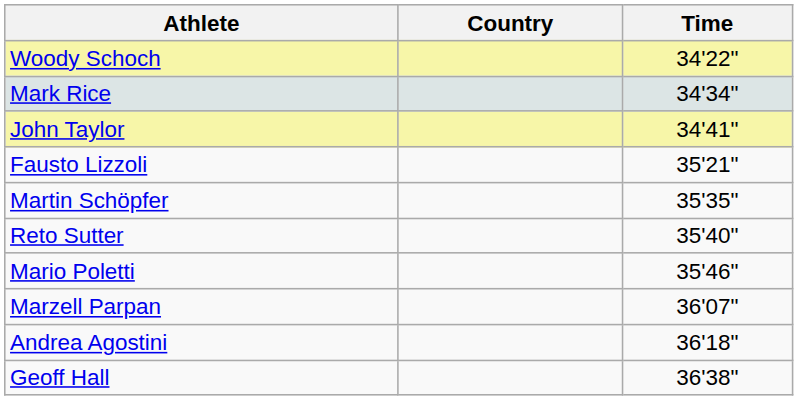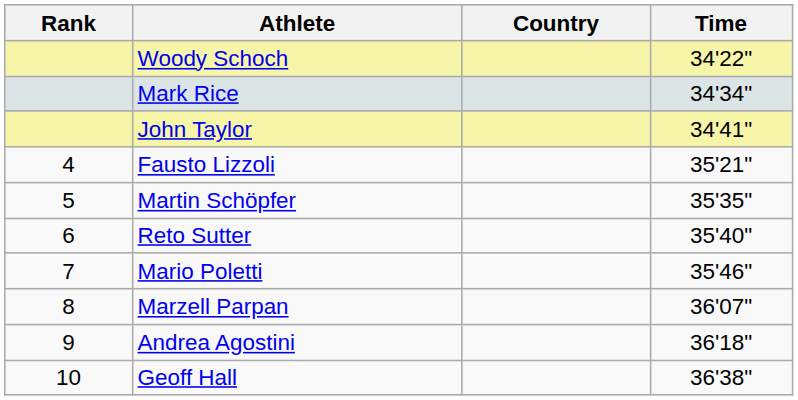+ column: (69, 23)
